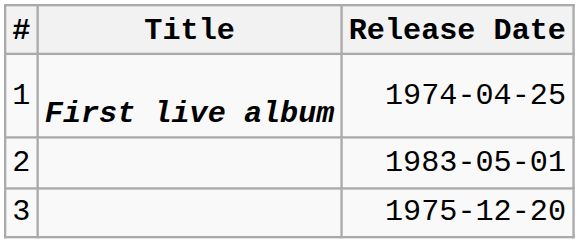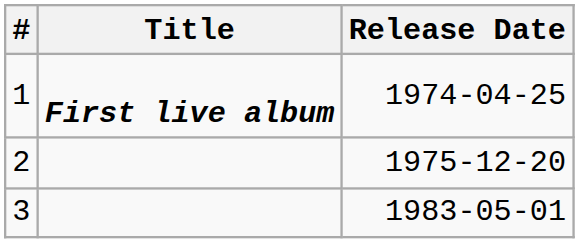(475, 163) 1983-05-01 -> (475, 163) 1975-12-20
(475, 212) 1975-12-20 -> (475, 212) 1983-05-01
